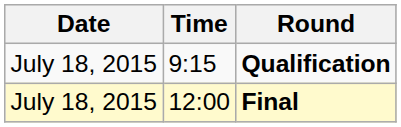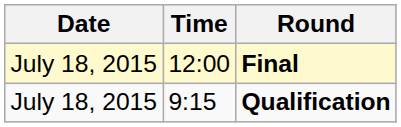rows swapped: (316, 63) <-> (270, 102)
